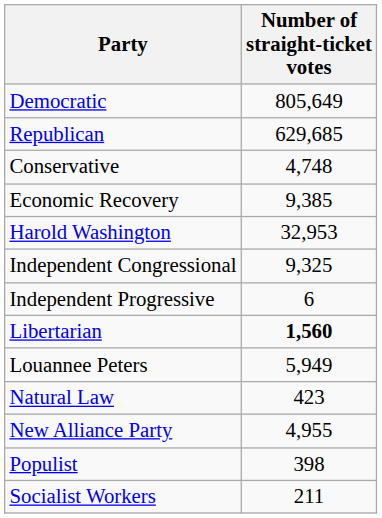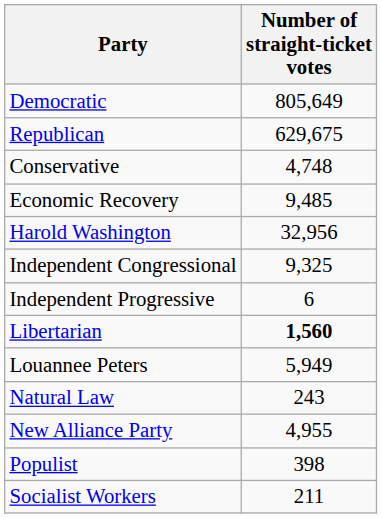(309, 133) 629,685 -> (309, 133) 629,675
(309, 199) 9,385 -> (309, 199) 9,485
(309, 232) 32,953 -> (309, 232) 32,956
(309, 397) 423 -> (309, 397) 243
